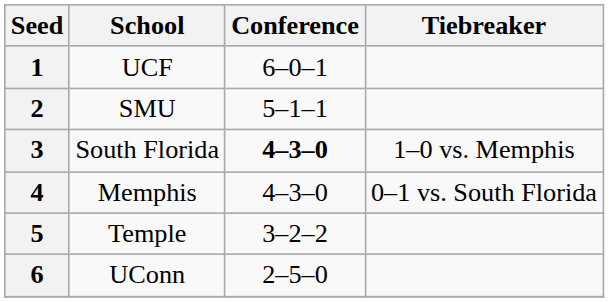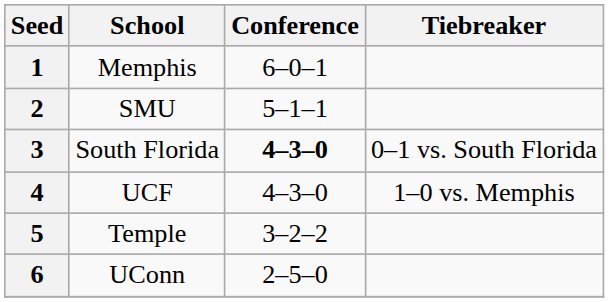(147, 66) UCF -> (147, 66) Memphis
(484, 150) 1–0 vs. Memphis -> (484, 150) 0–1 vs. South Florida
(147, 191) Memphis -> (147, 191) UCF
(484, 191) 0–1 vs. South Florida -> (484, 191) 1–0 vs. Memphis
